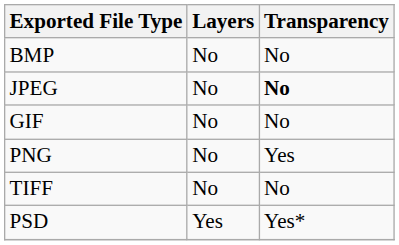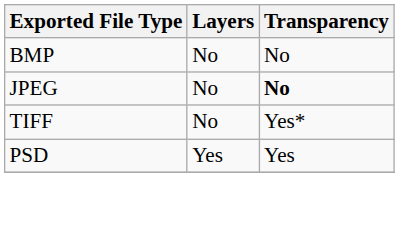- row: (27, 121)
- row: (31, 155)
(277, 188) No -> (285, 121) Yes*
(285, 222) Yes* -> (279, 155) Yes
